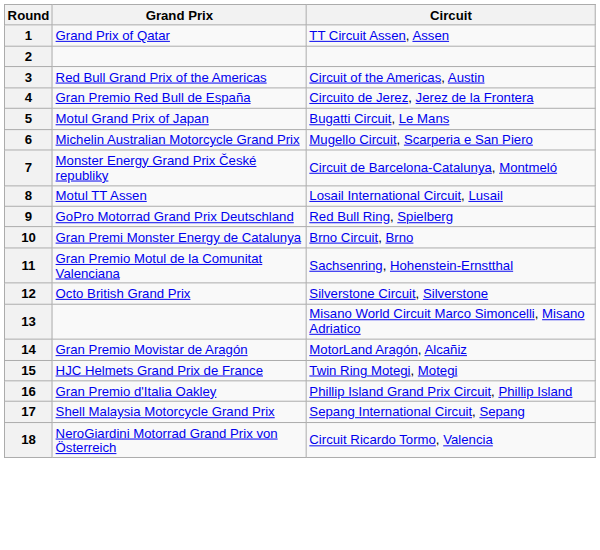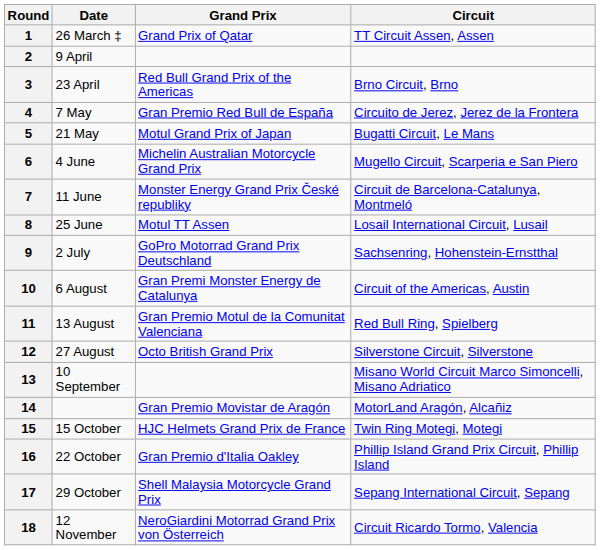+ column: (94, 14)
(397, 77) Circuit of the Americas, Austin -> (406, 84) Brno Circuit, Brno
(381, 216) Red Bull Ring, Spielberg -> (456, 253) Sachsenring, Hohenstein-Ernstthal
(361, 237) Brno Circuit, Brno -> (442, 288) Circuit of the Americas, Austin
(411, 265) Sachsenring, Hohenstein-Ernstthal -> (426, 323) Red Bull Ring, Spielberg
